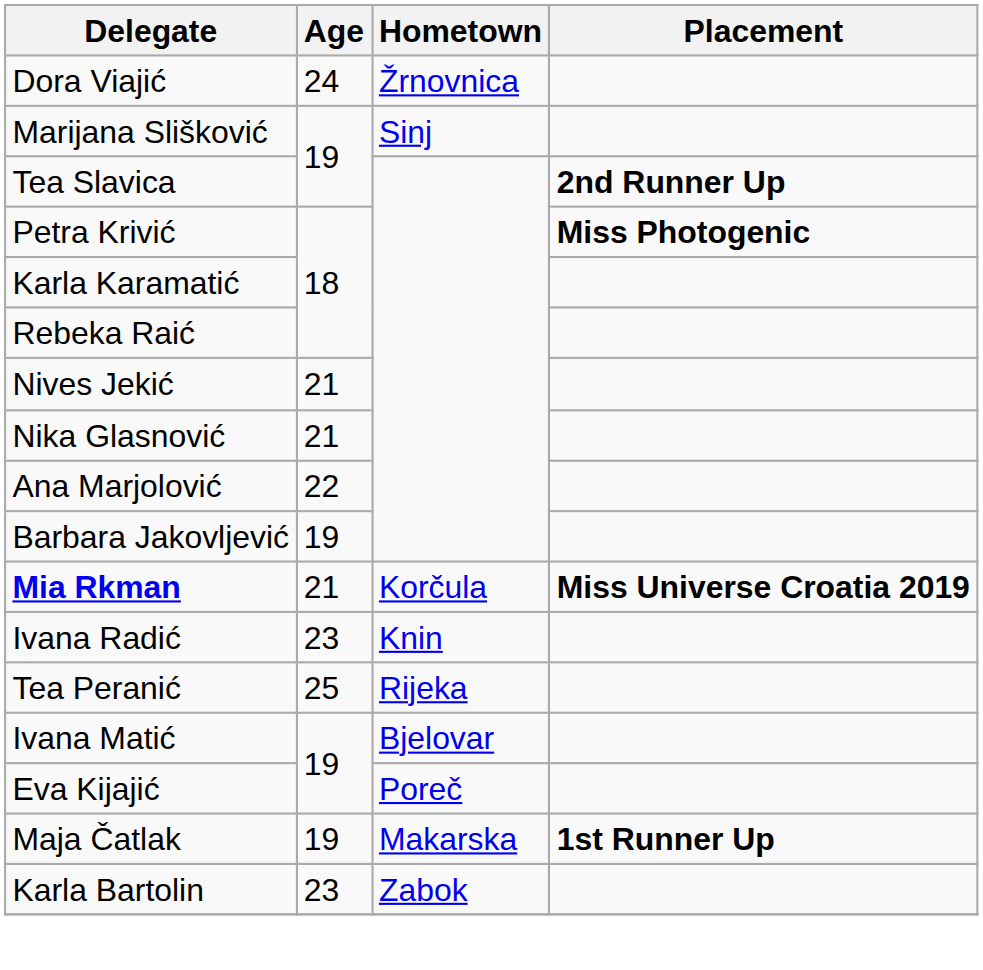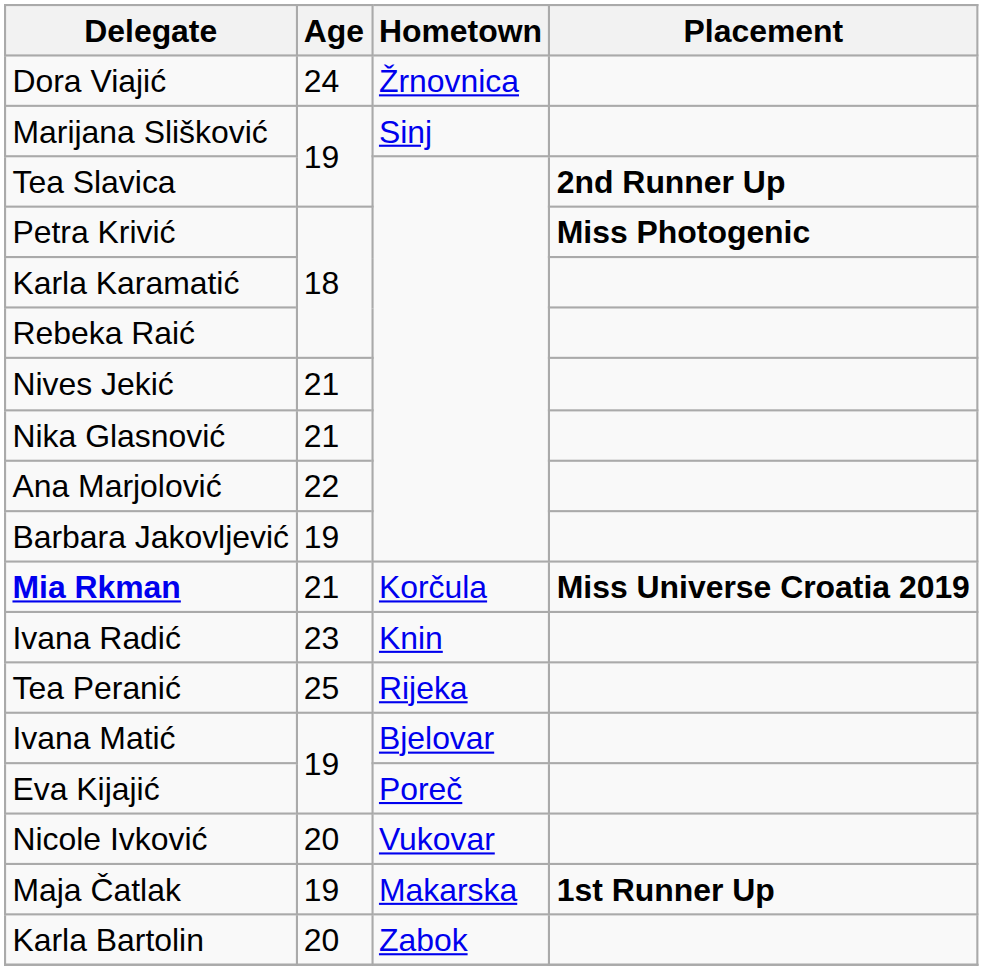+ row: (110, 839)
(322, 890) 23 -> (322, 940) 20
